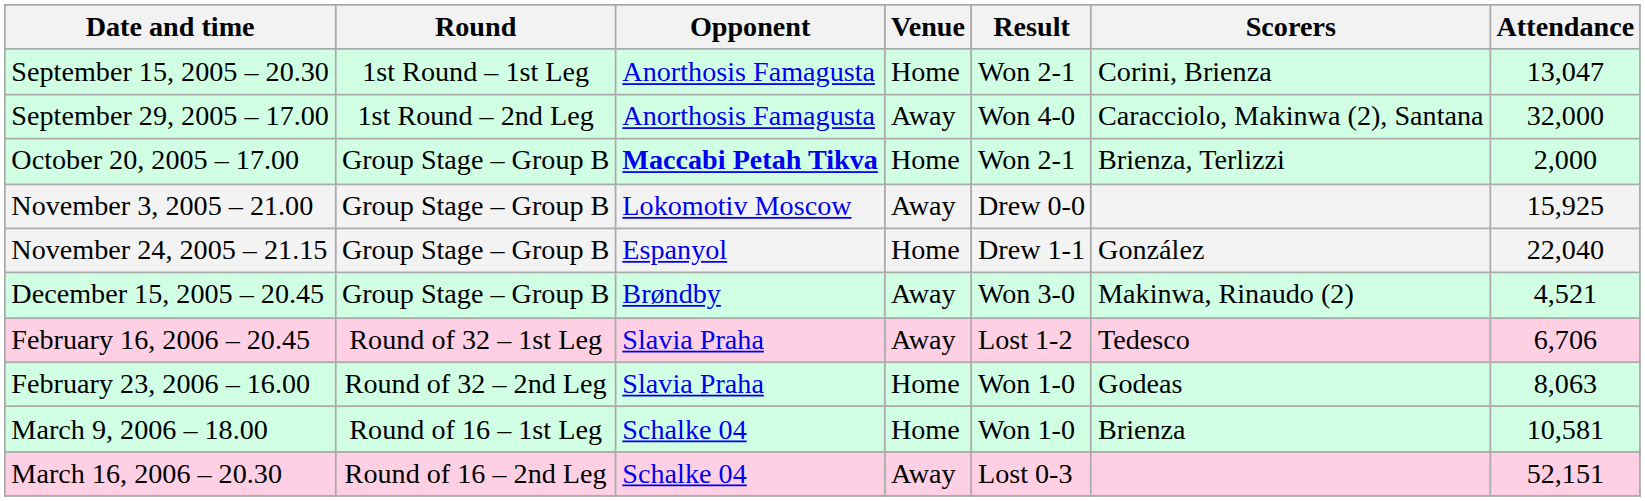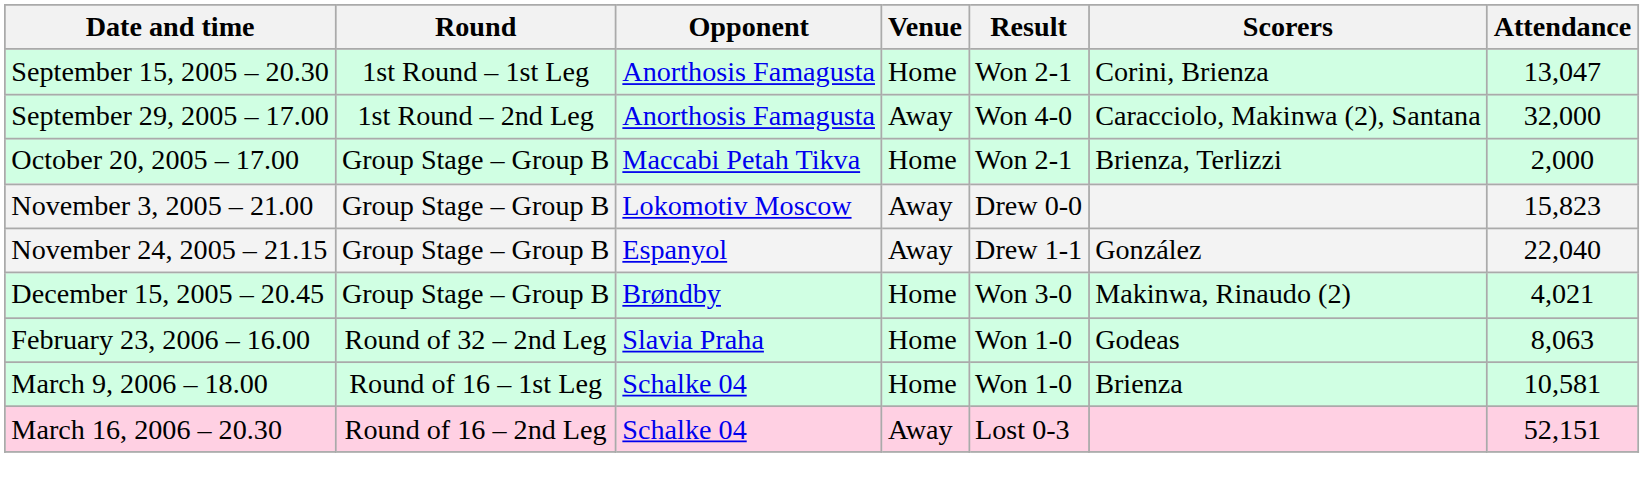(750, 160) bold -> (741, 160) normal
(1565, 205) 15,925 -> (1562, 205) 15,823
(925, 250) Home -> (920, 250) Away
(923, 294) Away -> (922, 294) Home
(1565, 294) 4,521 -> (1562, 294) 4,021
- row: (161, 339)
